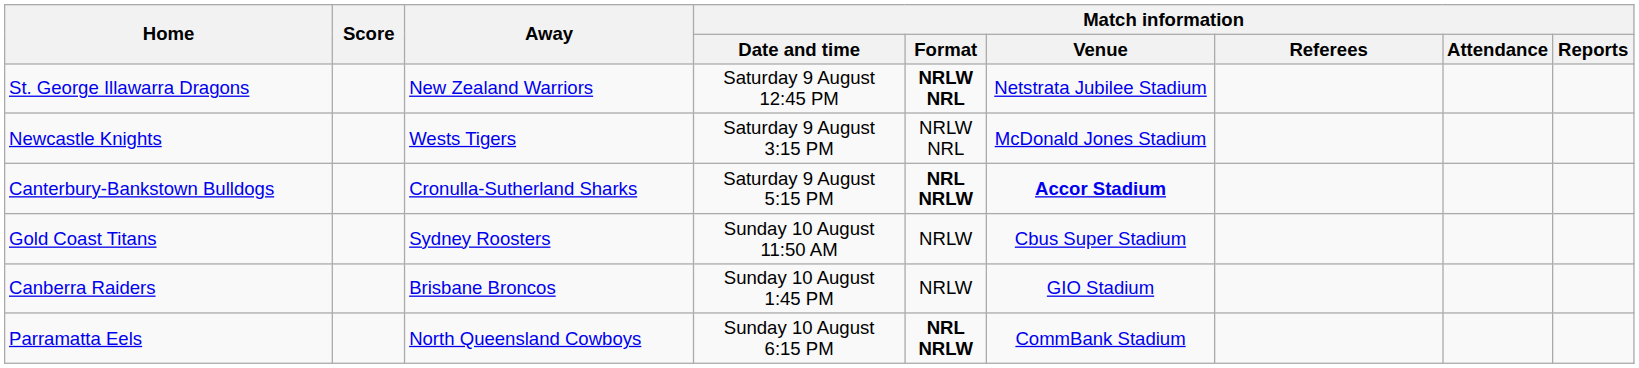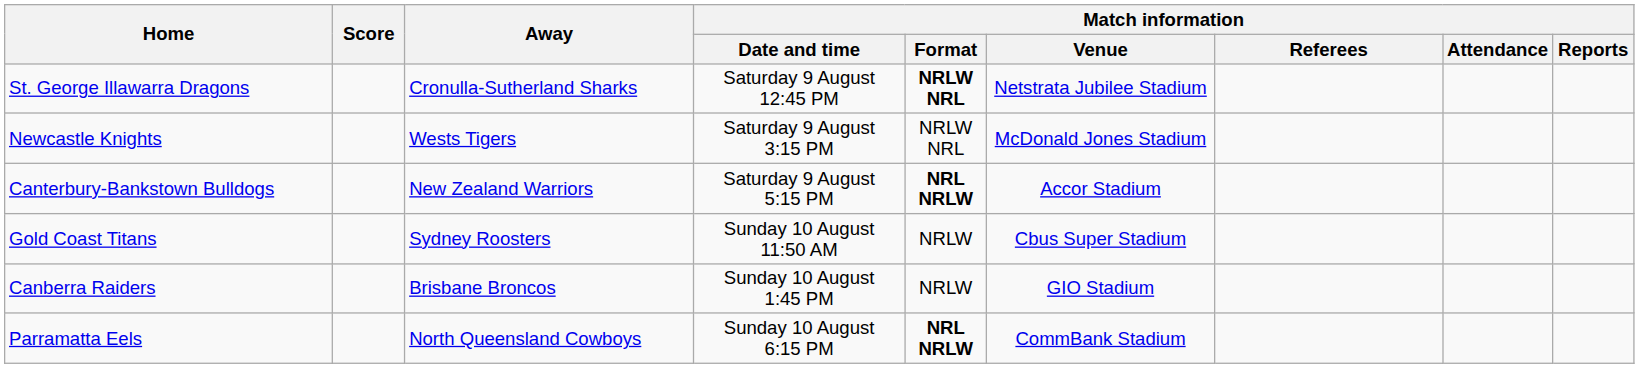(501, 89) New Zealand Warriors -> (523, 89) Cronulla-Sutherland Sharks
(523, 189) Cronulla-Sutherland Sharks -> (501, 189) New Zealand Warriors
(1101, 189) bold -> (1101, 189) normal
